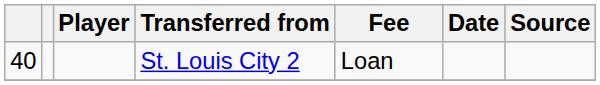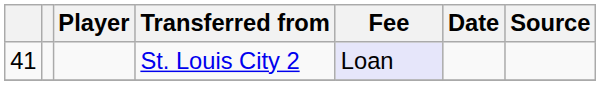(23, 60) 40 -> (23, 60) 41
(367, 60) no background -> (367, 60) lavender background
